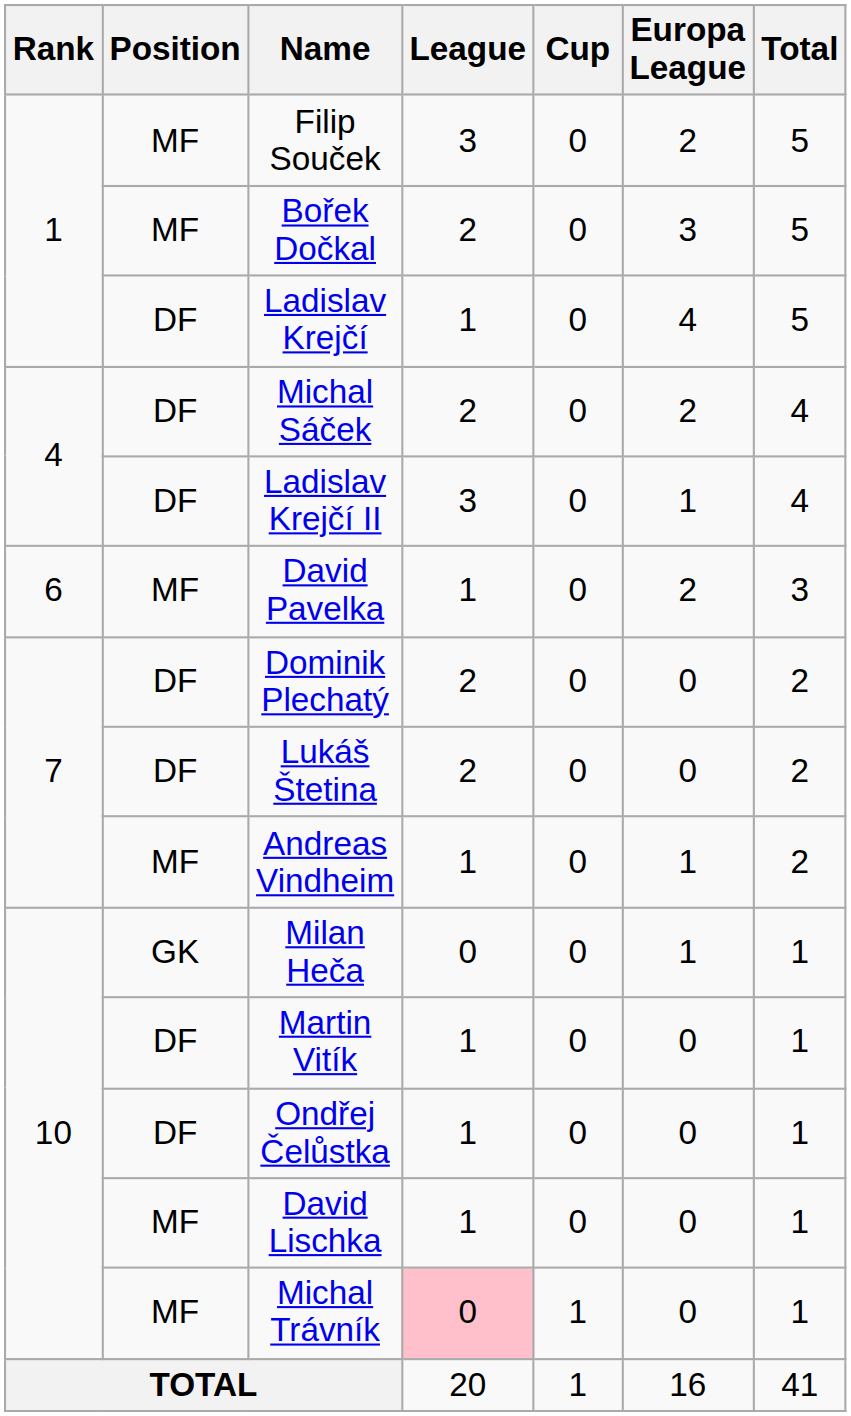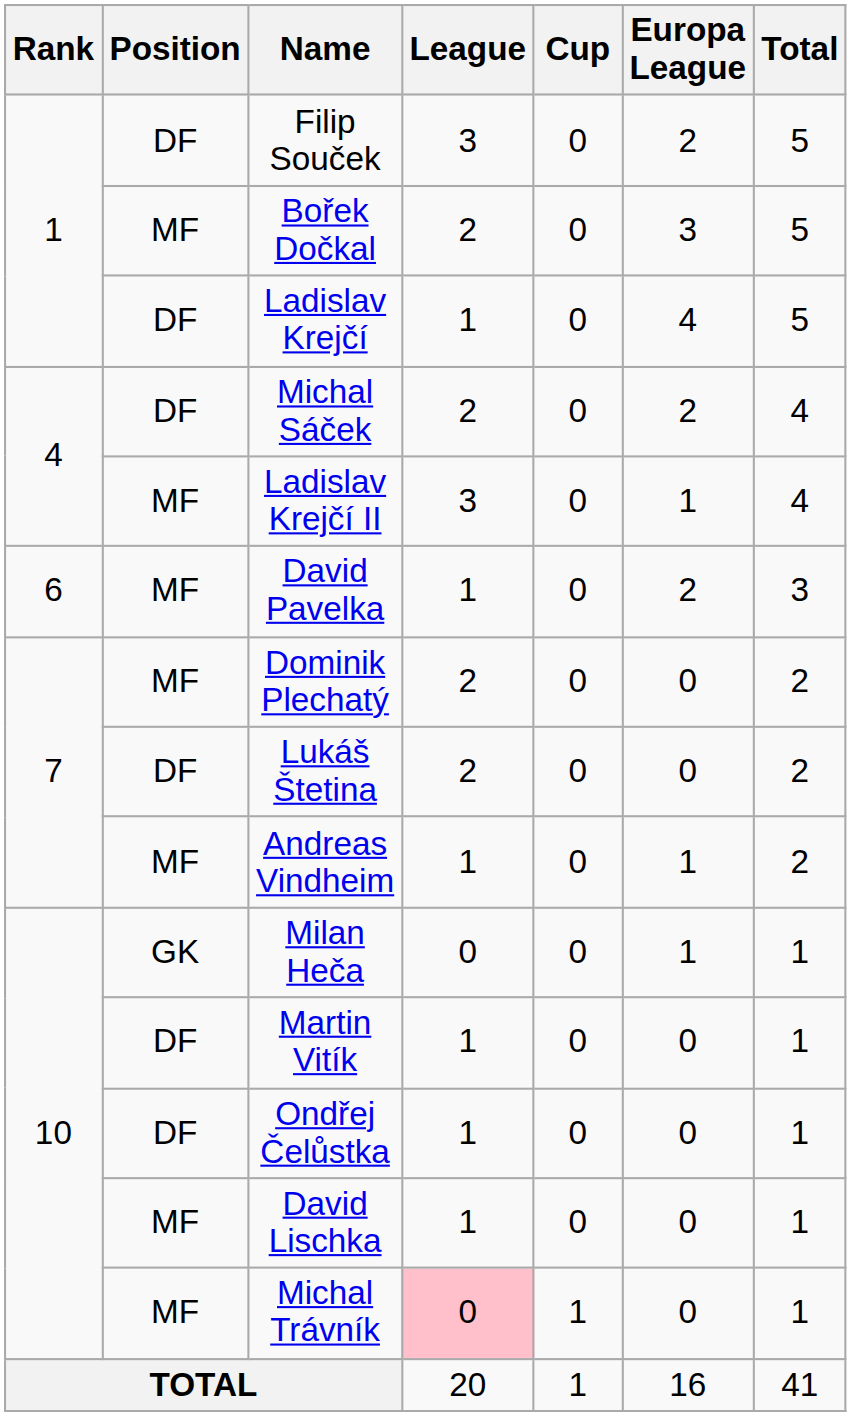(175, 139) MF -> (175, 139) DF
(175, 500) DF -> (175, 500) MF
(175, 681) DF -> (175, 681) MF
